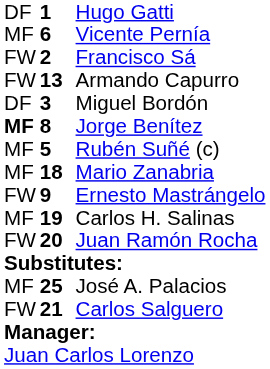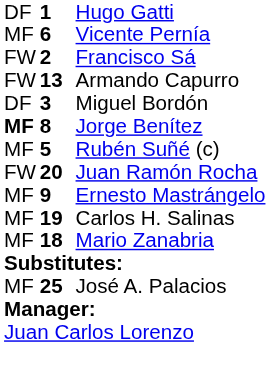rows swapped: (145, 172) <-> (166, 240)
(20, 194) FW -> (19, 194) MF
- row: (149, 309)
